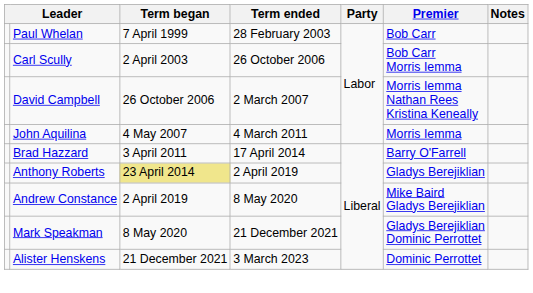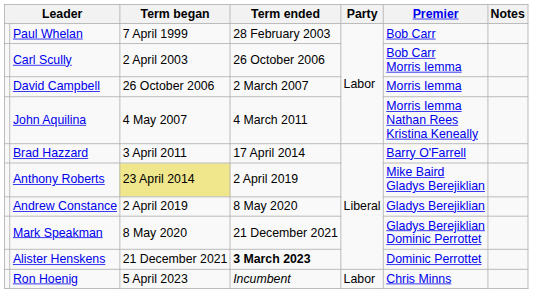(432, 100) Morris Iemma Nathan Rees Kristina Keneally -> (424, 86) Morris Iemma
(424, 134) Morris Iemma -> (432, 120) Morris Iemma Nathan Rees Kristina Keneally
(436, 173) Gladys Berejiklian -> (436, 180) Mike Baird Gladys Berejiklian
(436, 199) Mike Baird Gladys Berejiklian -> (436, 206) Gladys Berejiklian
(271, 259) normal -> (272, 259) bold
+ row: (45, 278)
